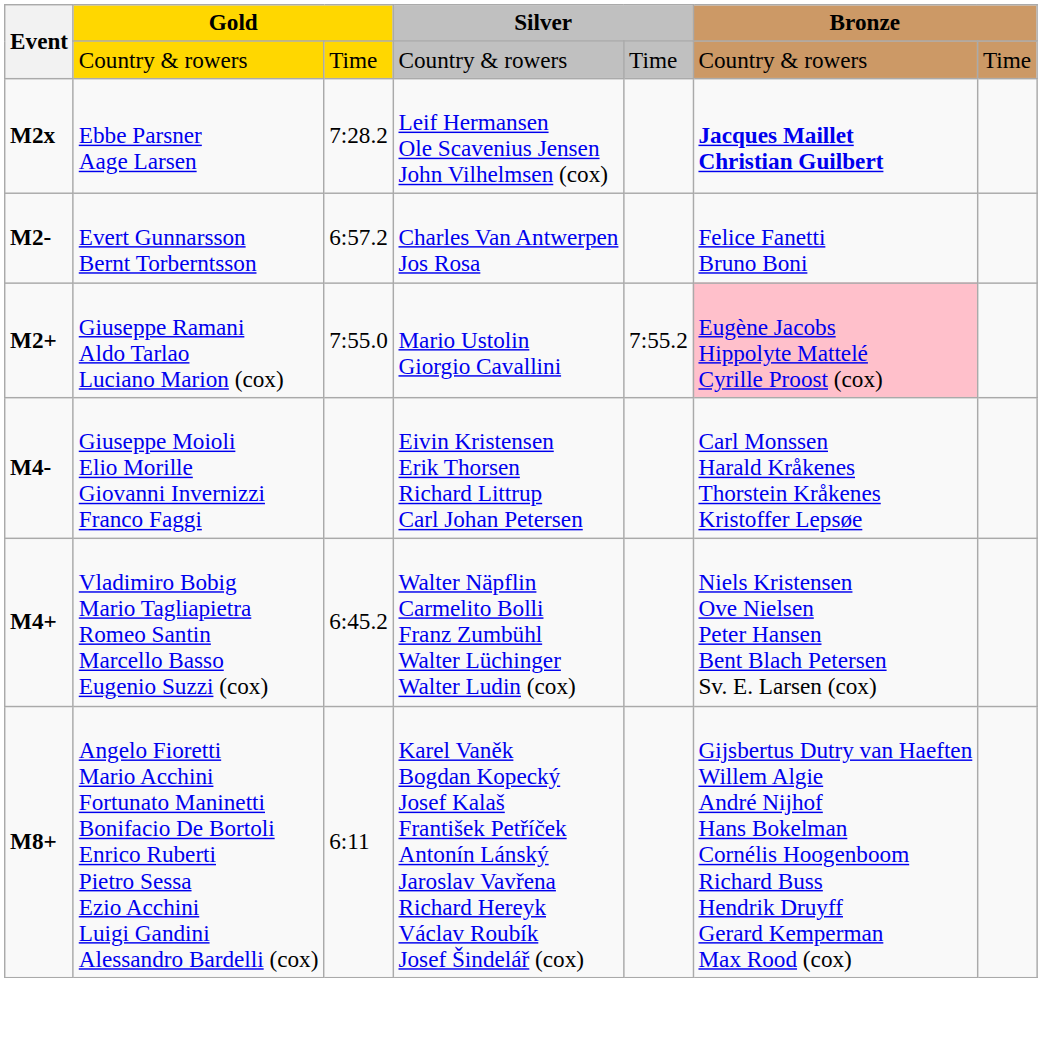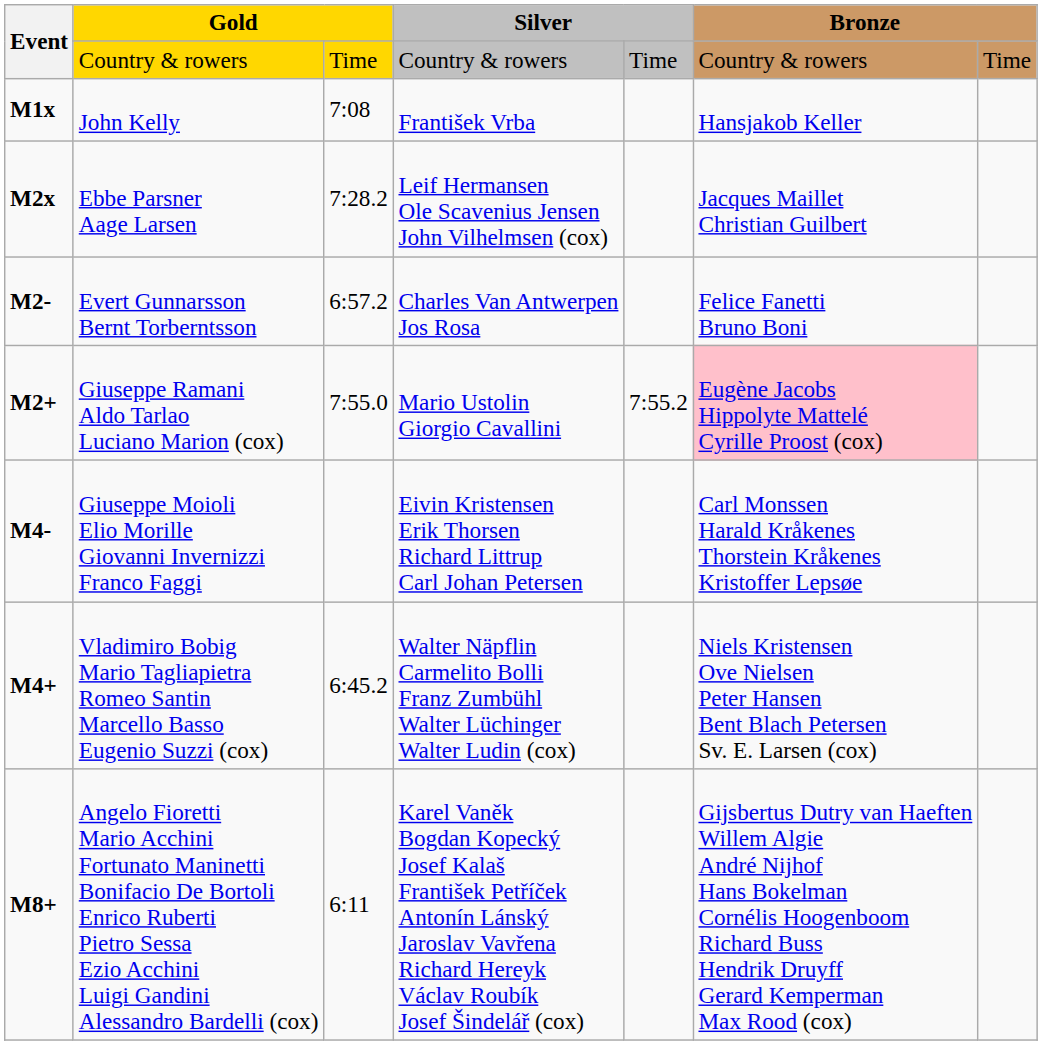+ row: (129, 122)
(791, 148) bold -> (783, 211) normal
